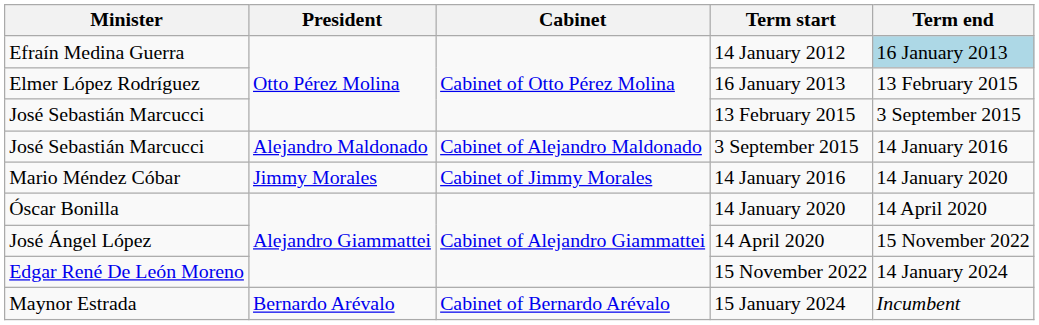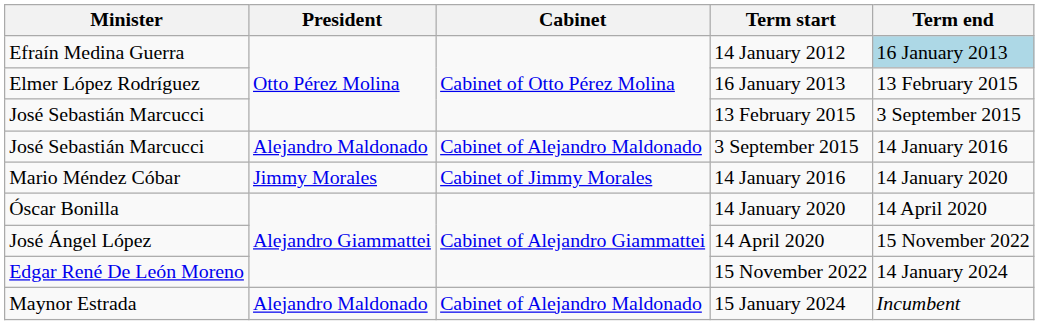(324, 303) Bernardo Arévalo -> (340, 303) Alejandro Maldonado
(555, 303) Cabinet of Bernardo Arévalo -> (571, 303) Cabinet of Alejandro Maldonado
